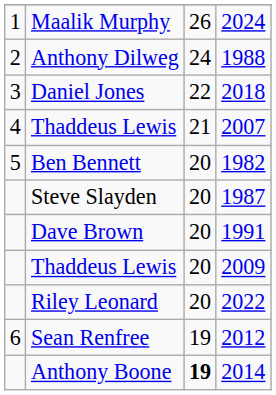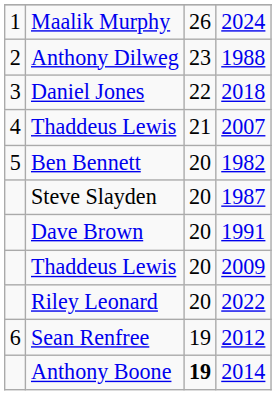(200, 57) 24 -> (200, 57) 23
